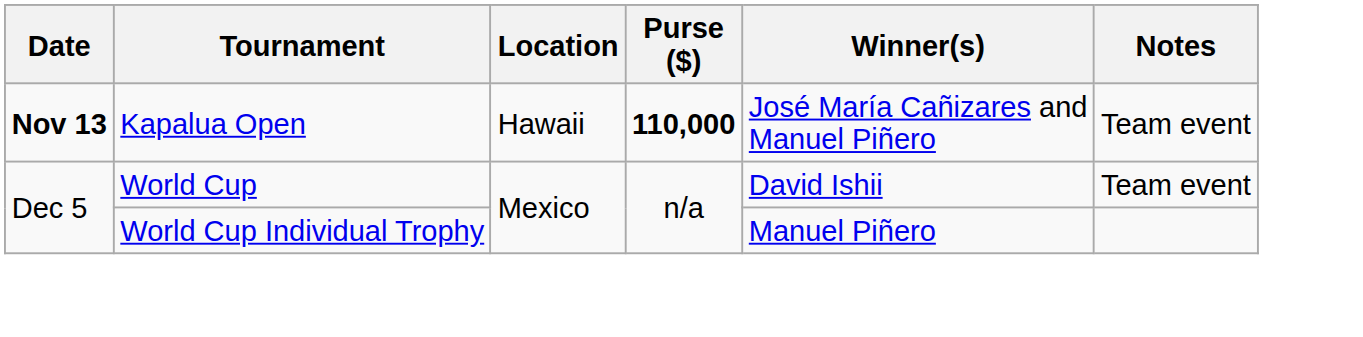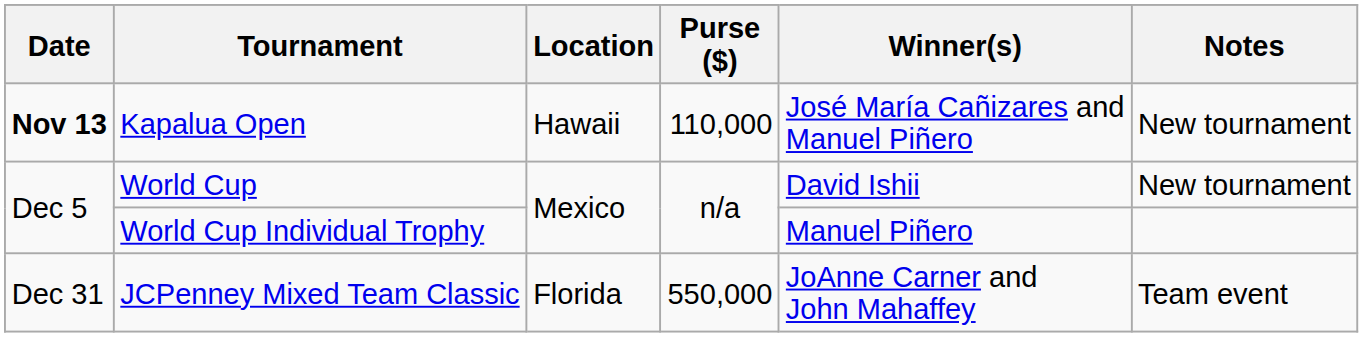(684, 123) bold -> (721, 123) normal
(1176, 123) Team event -> (1244, 123) New tournament
(1176, 185) Team event -> (1244, 185) New tournament
+ row: (320, 293)
